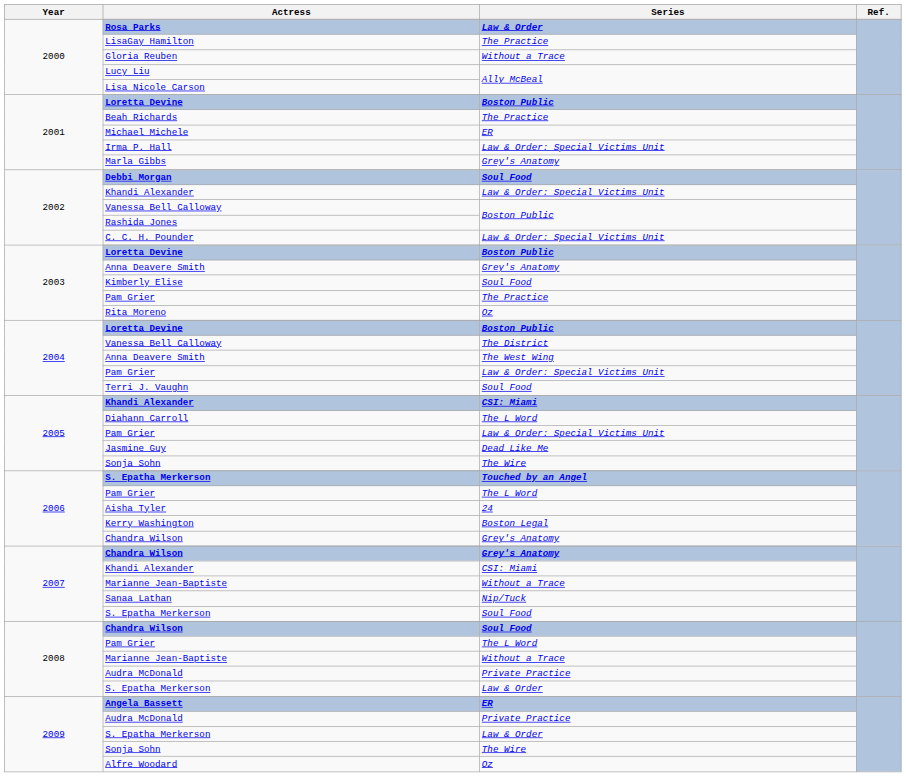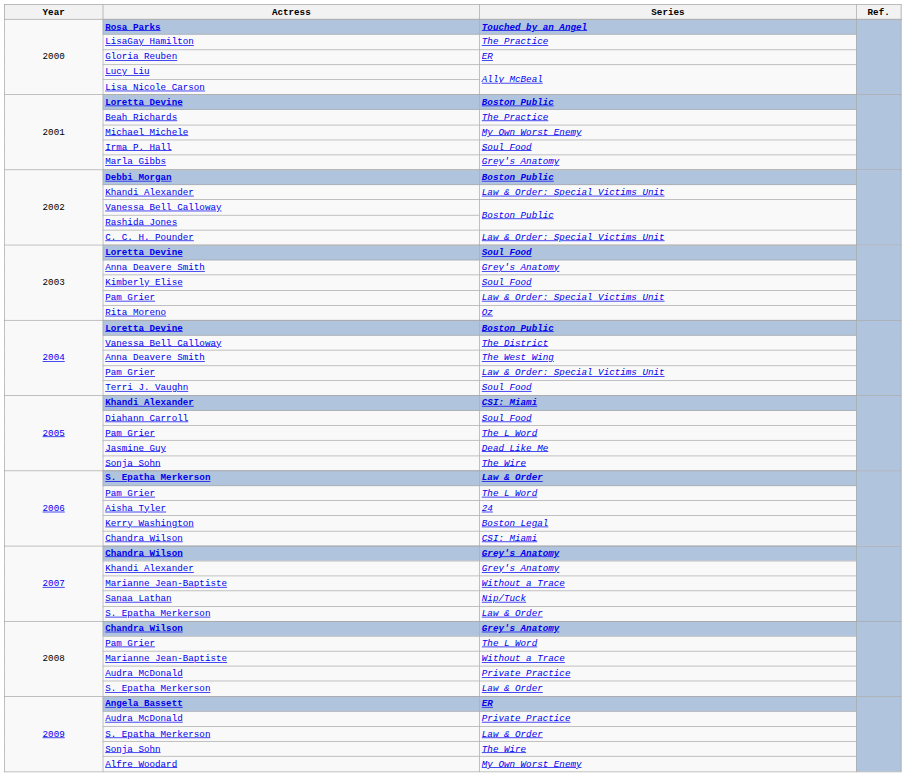(512, 27) Law & Order -> (534, 27) Touched by an Angel
(523, 57) Without a Trace -> (487, 57) ER
(487, 132) ER -> (532, 132) My Own Worst Enemy
(573, 147) Law & Order: Special Victims Unit -> (507, 147) Soul Food
(507, 177) Soul Food -> (518, 177) Boston Public
(518, 253) Boston Public -> (507, 253) Soul Food
(515, 298) The Practice -> (573, 298) Law & Order: Special Victims Unit
(510, 418) The L Word -> (507, 418) Soul Food
(573, 433) Law & Order: Special Victims Unit -> (510, 433) The L Word
(534, 478) Touched by an Angel -> (512, 478) Law & Order
(521, 538) Grey's Anatomy -> (510, 538) CSI: Miami
(510, 568) CSI: Miami -> (521, 568) Grey's Anatomy
(507, 614) Soul Food -> (512, 614) Law & Order
(507, 629) Soul Food -> (521, 629) Grey's Anatomy
(487, 764) Oz -> (532, 764) My Own Worst Enemy
